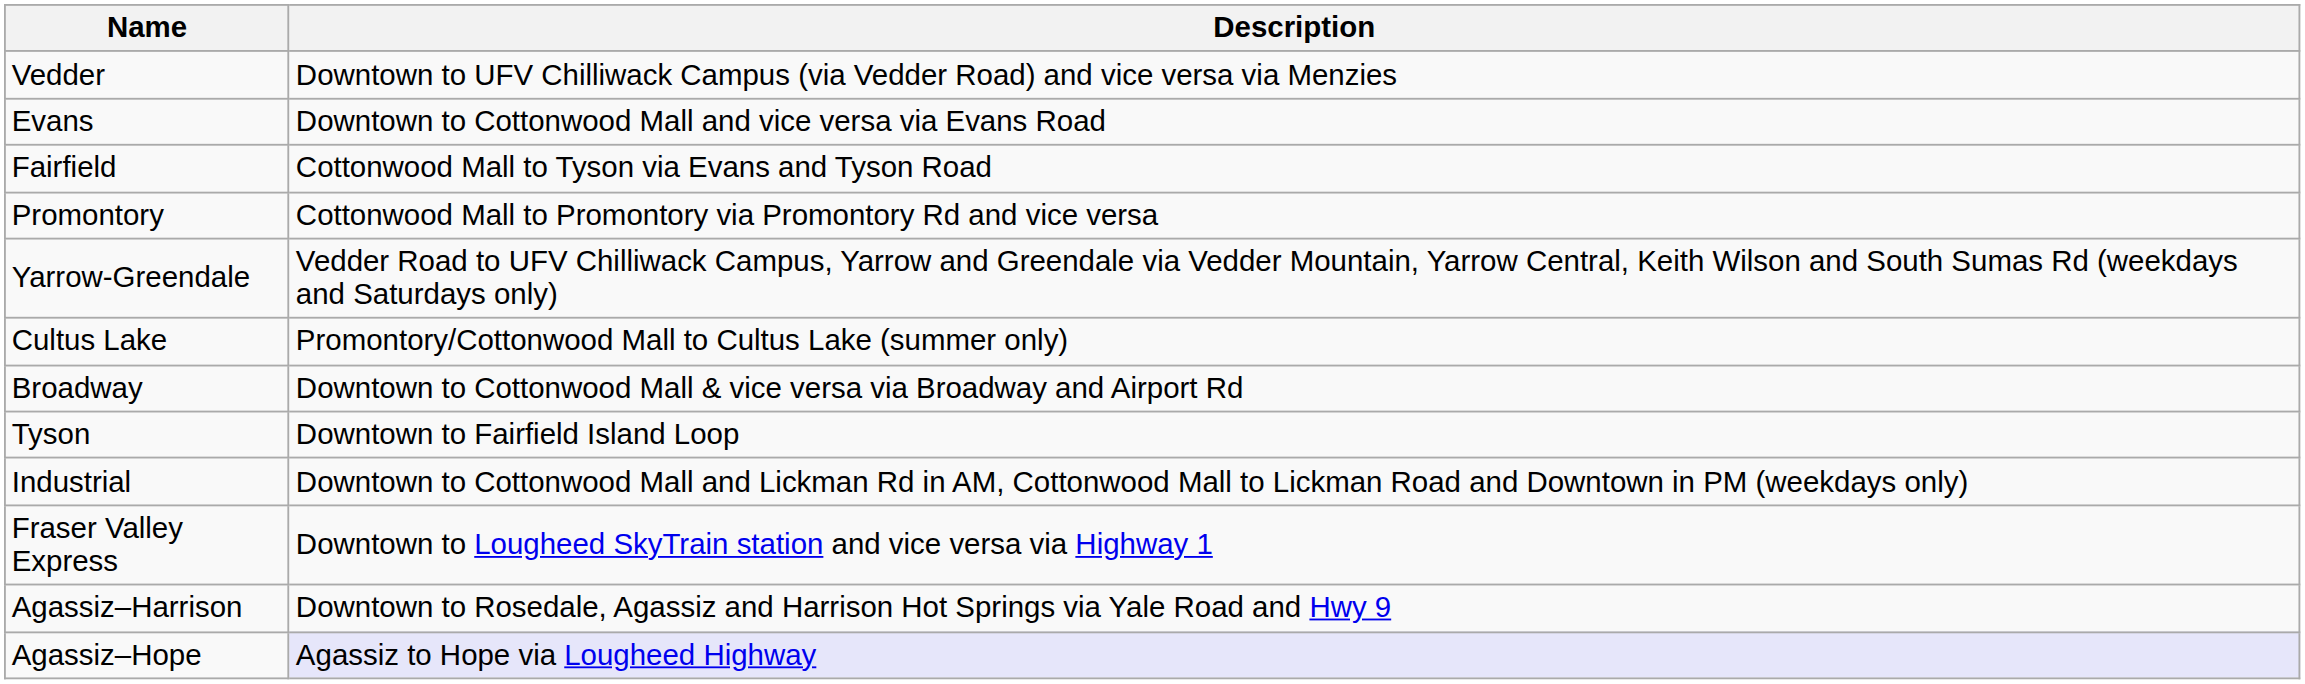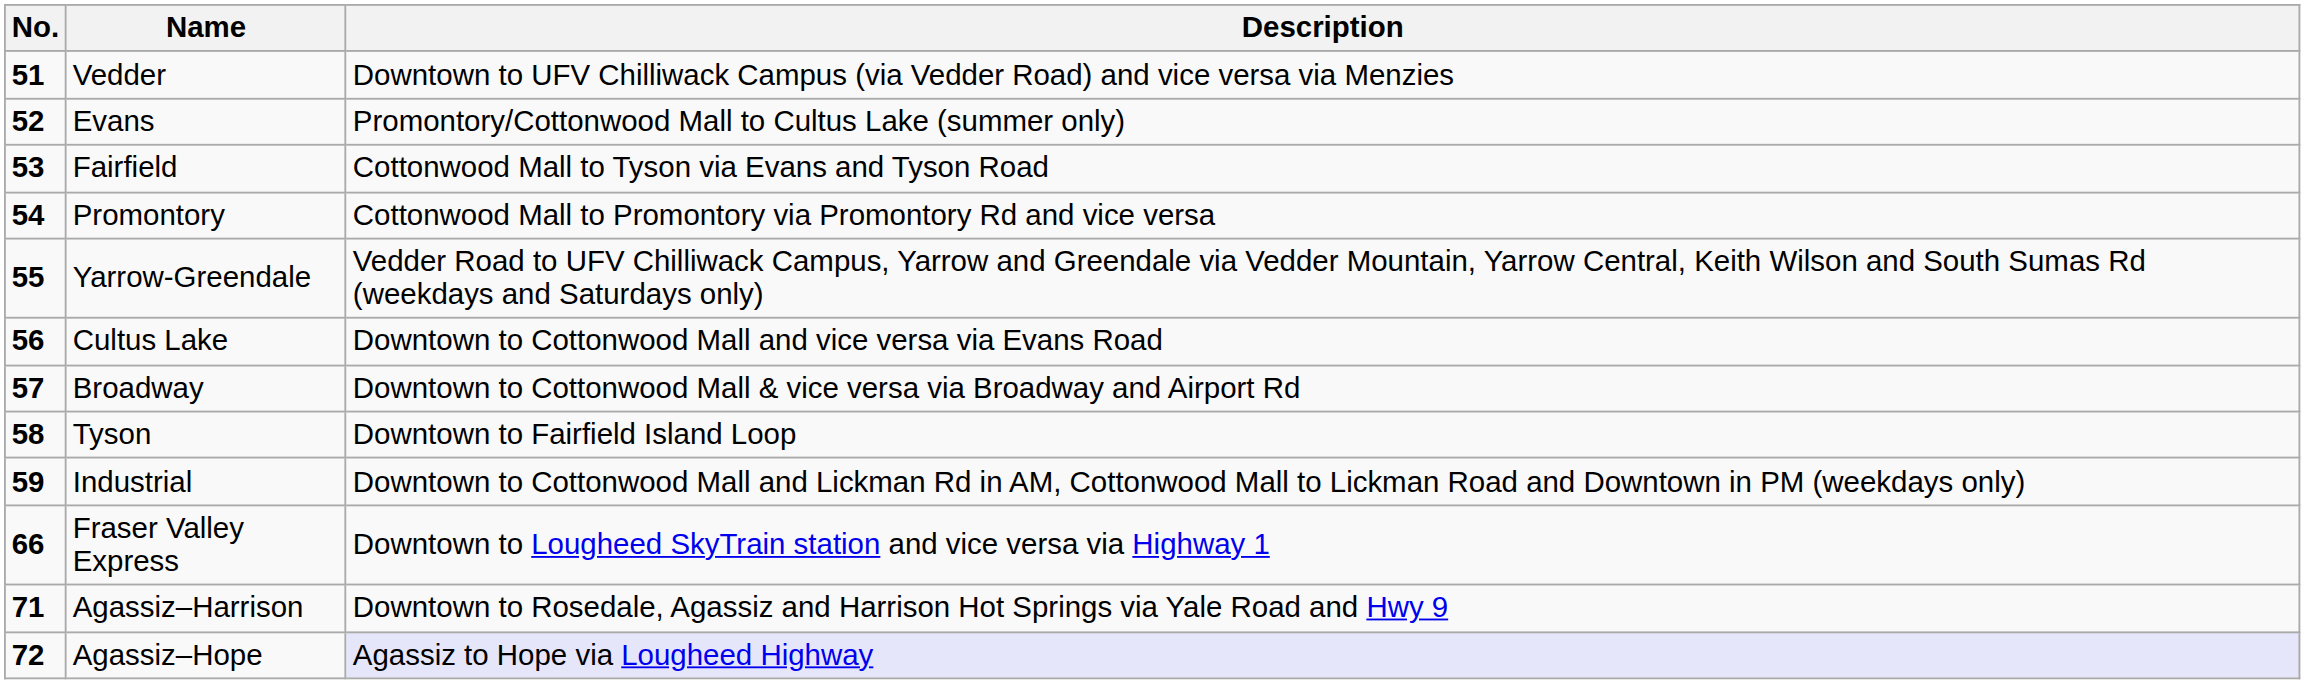+ column: (35, 27)
(701, 121) Downtown to Cottonwood Mall and vice versa via Evans Road -> (739, 121) Promontory/Cottonwood Mall to Cultus Lake (summer only)
(682, 341) Promontory/Cottonwood Mall to Cultus Lake (summer only) -> (758, 341) Downtown to Cottonwood Mall and vice versa via Evans Road
